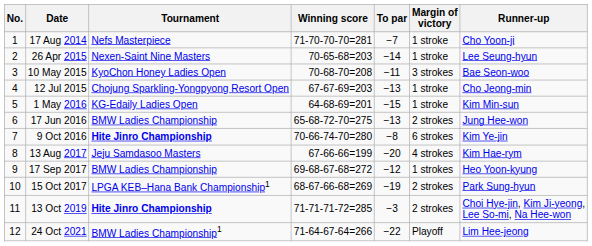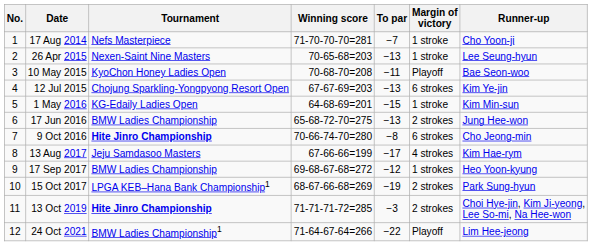(392, 56) −14 -> (392, 56) −13
(433, 72) 3 strokes -> (427, 72) Playoff
(430, 88) 1 stroke -> (433, 88) 6 strokes
(497, 88) Cho Jeong-min -> (485, 88) Kim Ye-jin
(485, 137) Kim Ye-jin -> (497, 137) Cho Jeong-min
(392, 153) −20 -> (392, 153) −17
